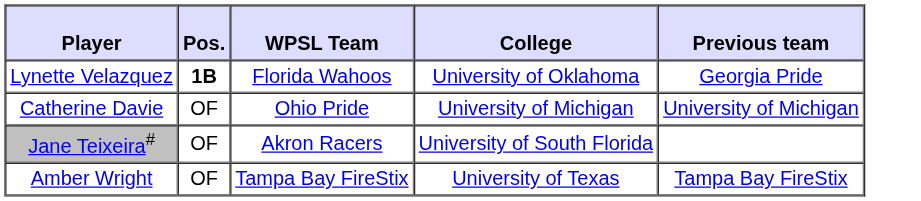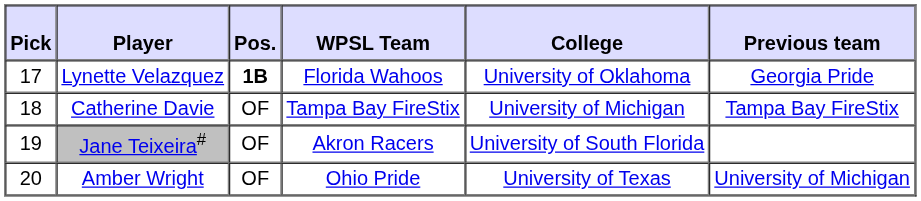+ column: (31, 43)
(322, 108) Ohio Pride -> (373, 108) Tampa Bay FireStix
(761, 108) University of Michigan -> (812, 108) Tampa Bay FireStix
(322, 179) Tampa Bay FireStix -> (373, 179) Ohio Pride
(761, 179) Tampa Bay FireStix -> (812, 179) University of Michigan
